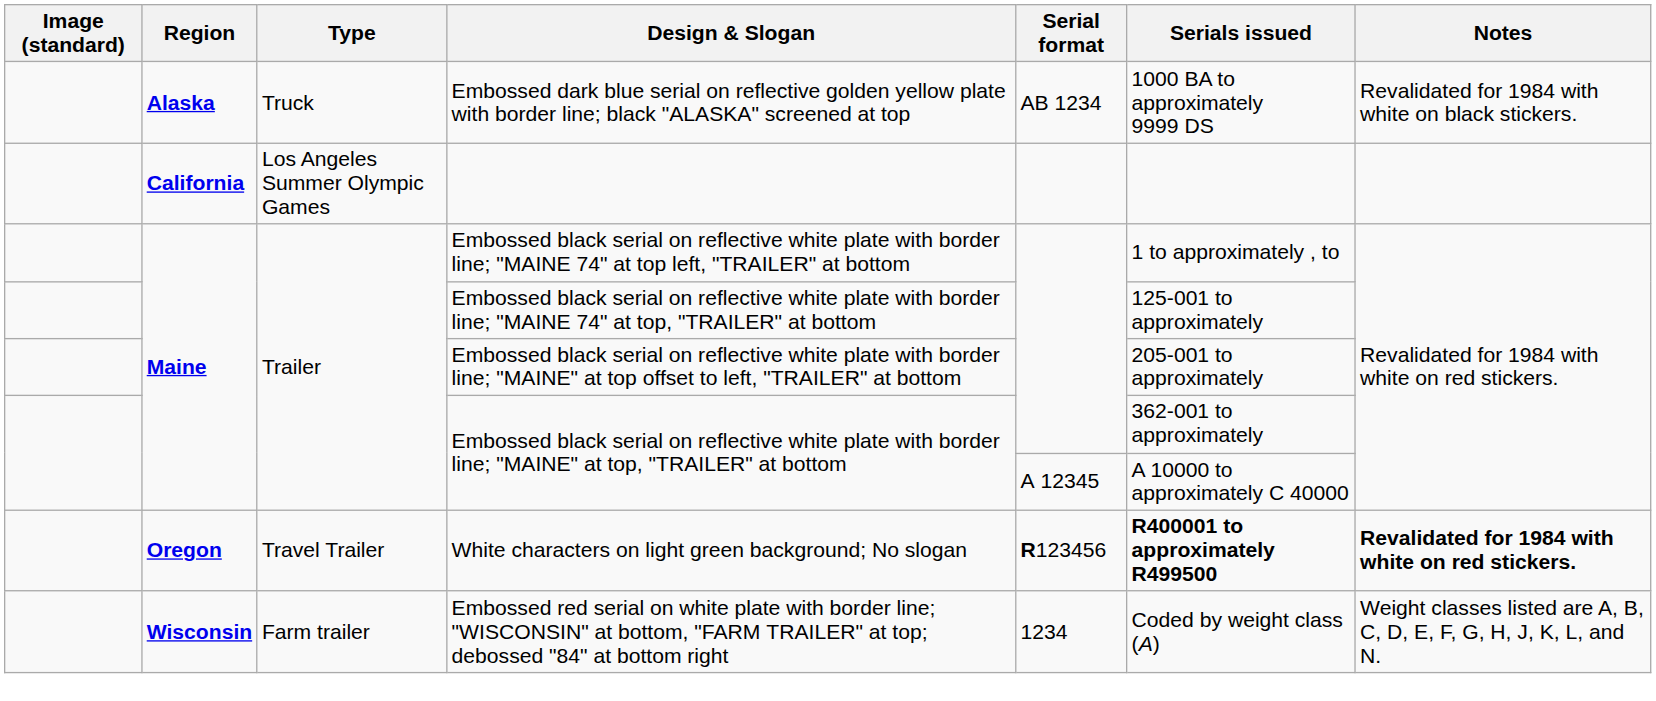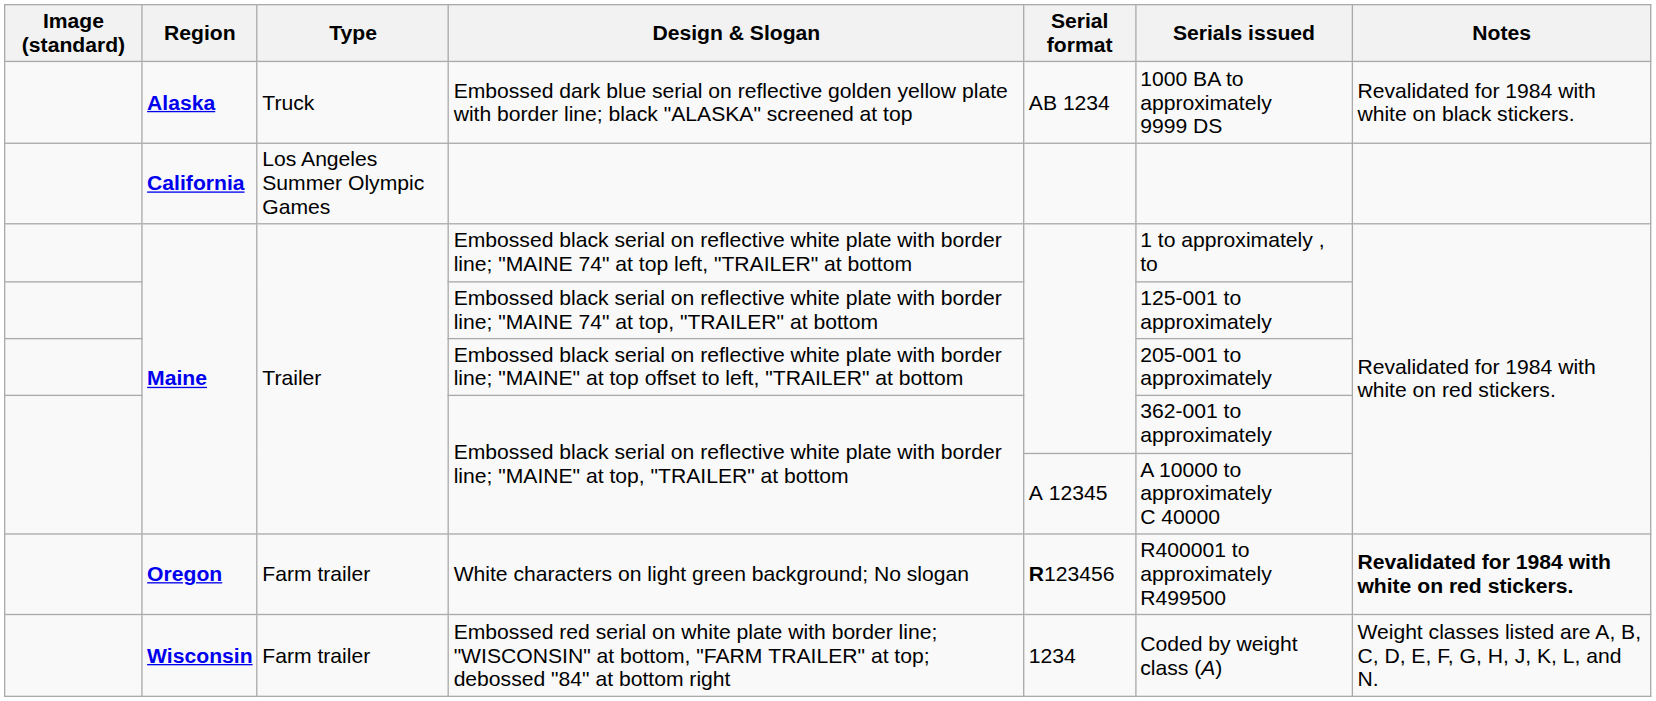(323, 550) Travel Trailer -> (316, 574) Farm trailer
(1203, 550) bold -> (1206, 574) normal
